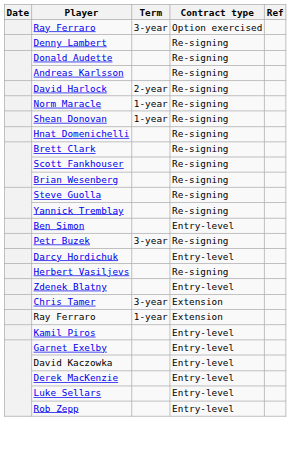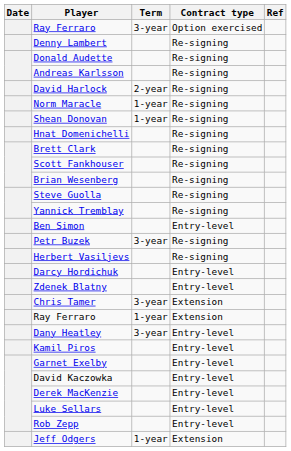rows swapped: (81, 271) <-> (76, 256)
+ row: (67, 332)
+ row: (65, 439)
